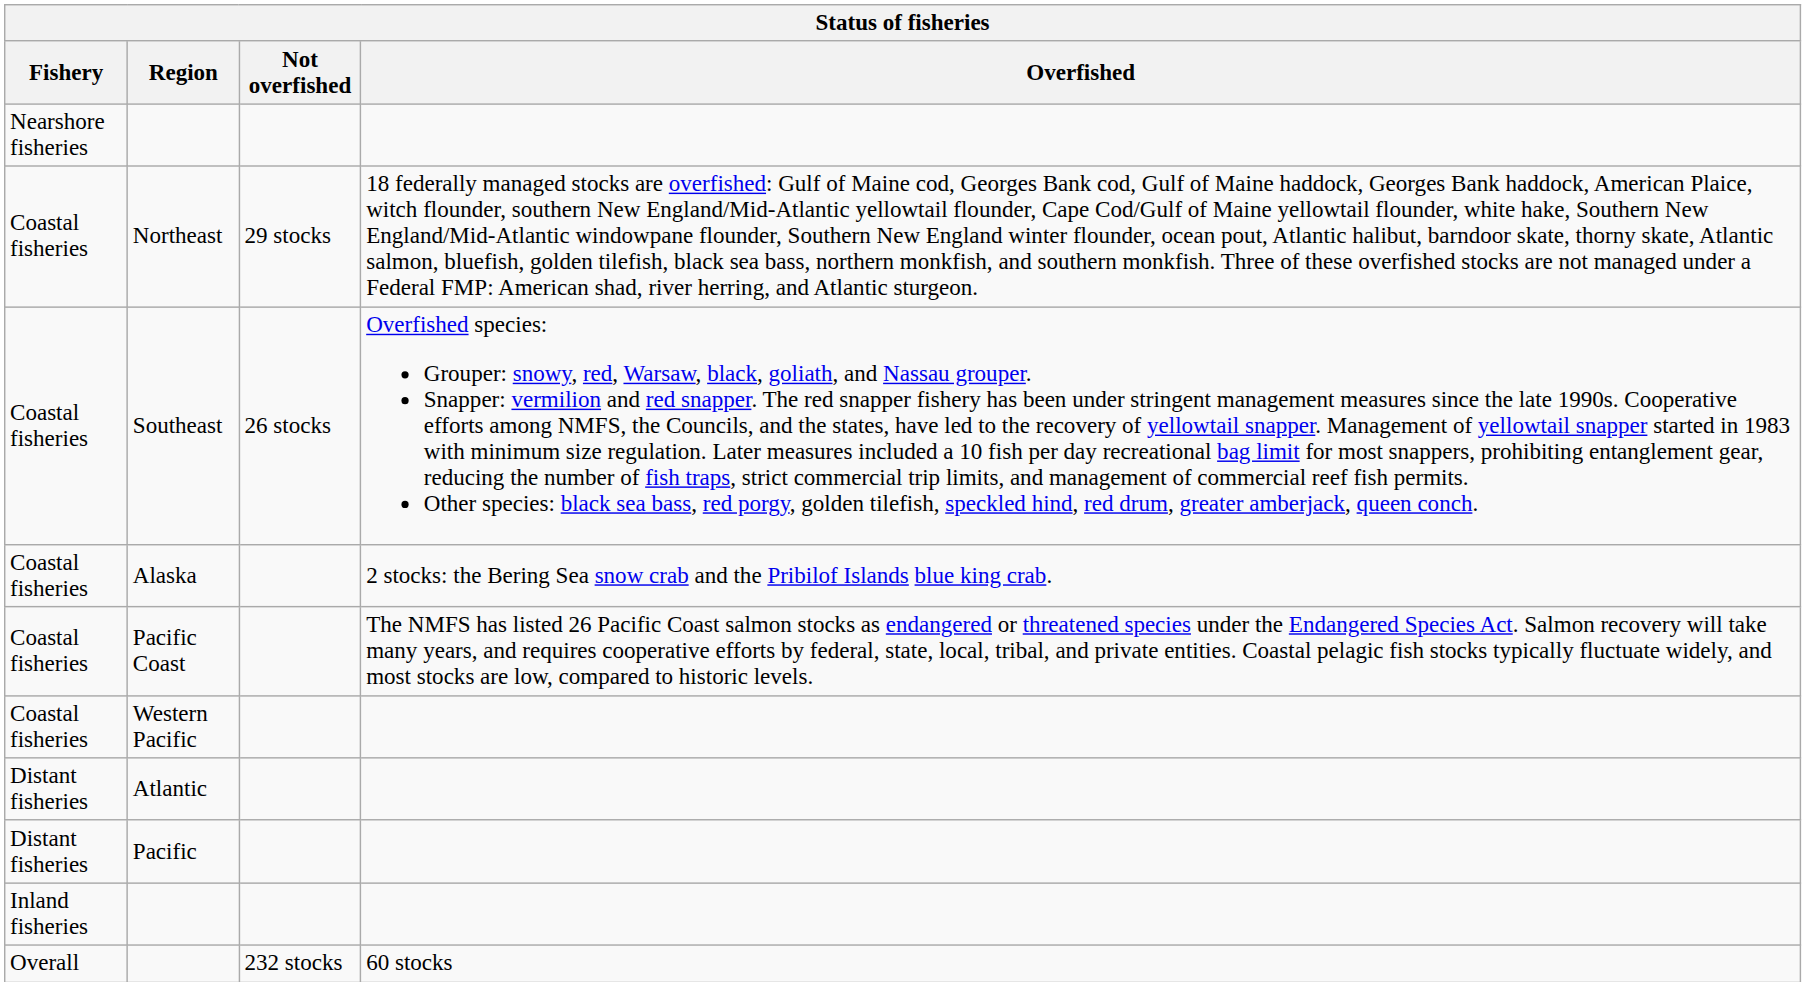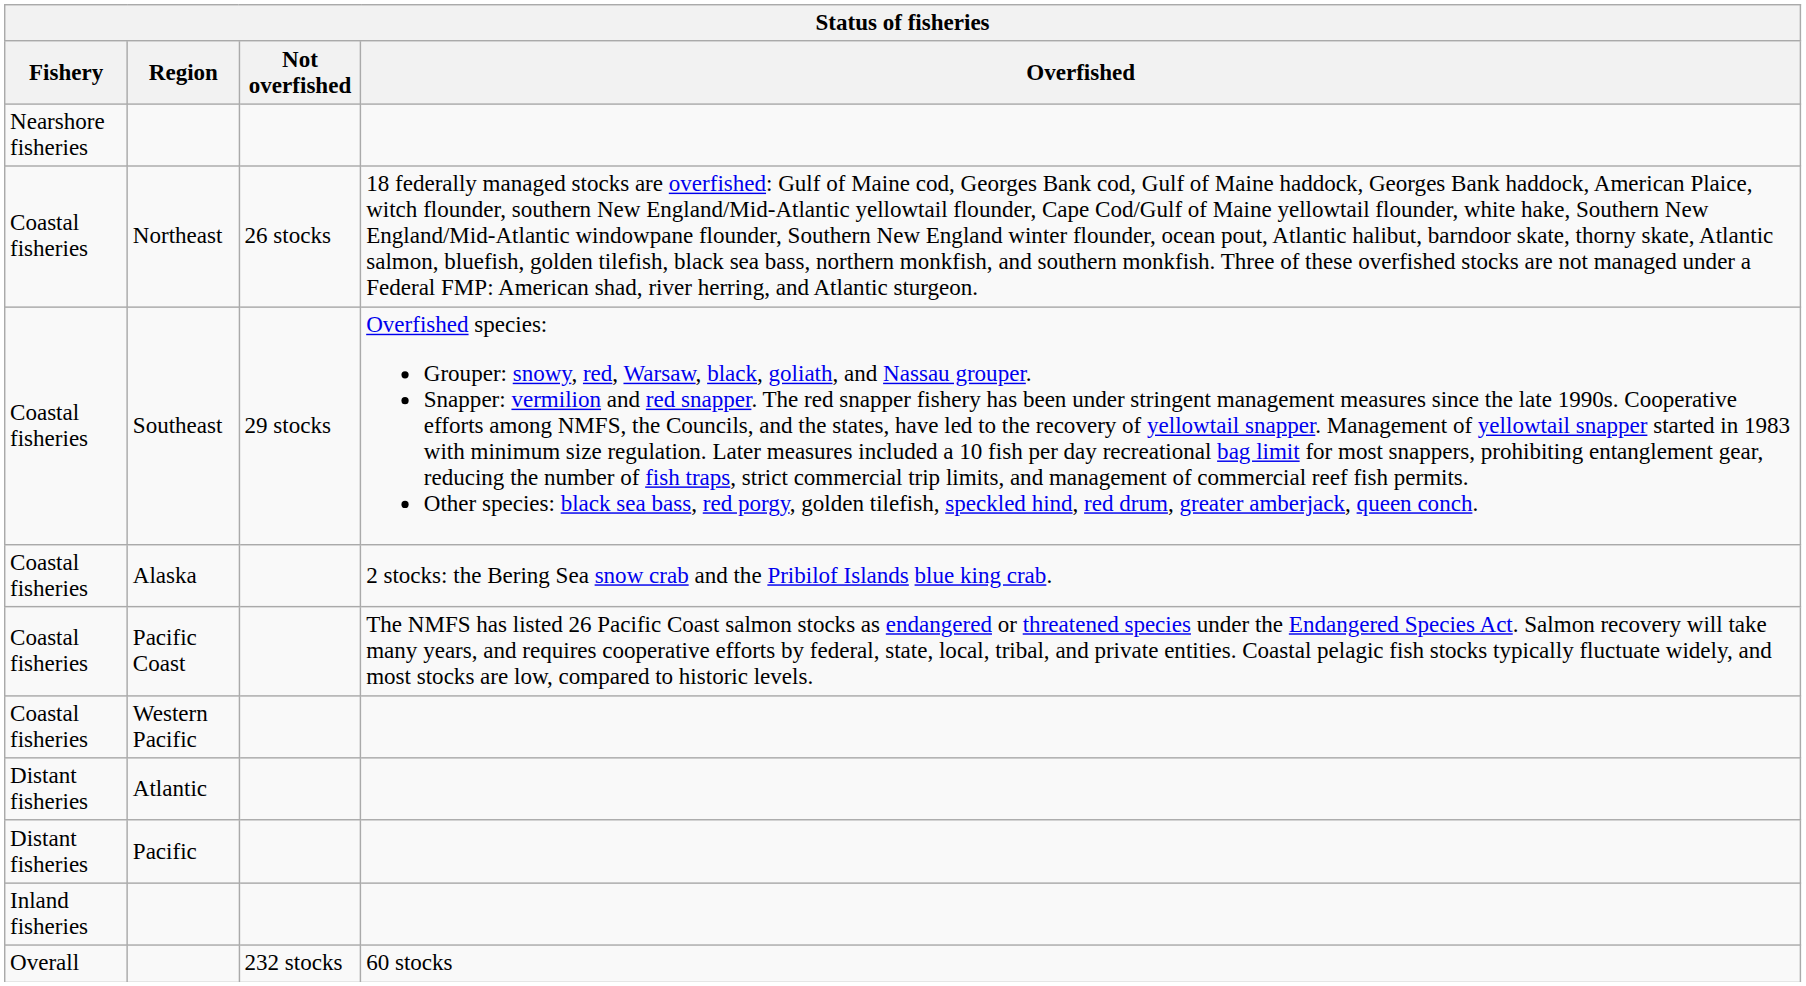(288, 236) 29 stocks -> (288, 236) 26 stocks
(288, 425) 26 stocks -> (288, 425) 29 stocks
